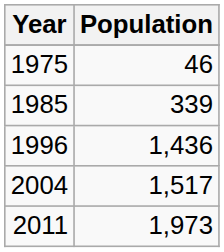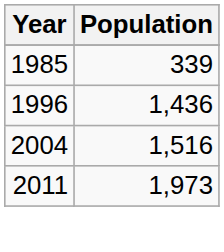- row: (39, 65)
(181, 185) 1,517 -> (181, 145) 1,516
